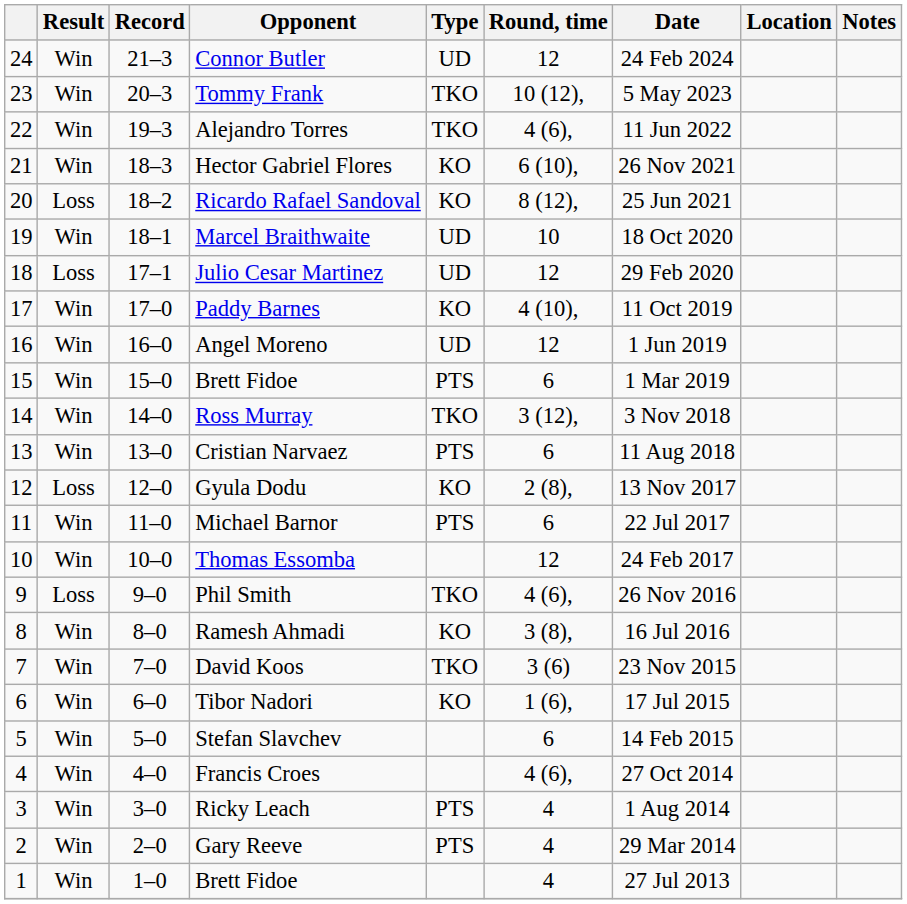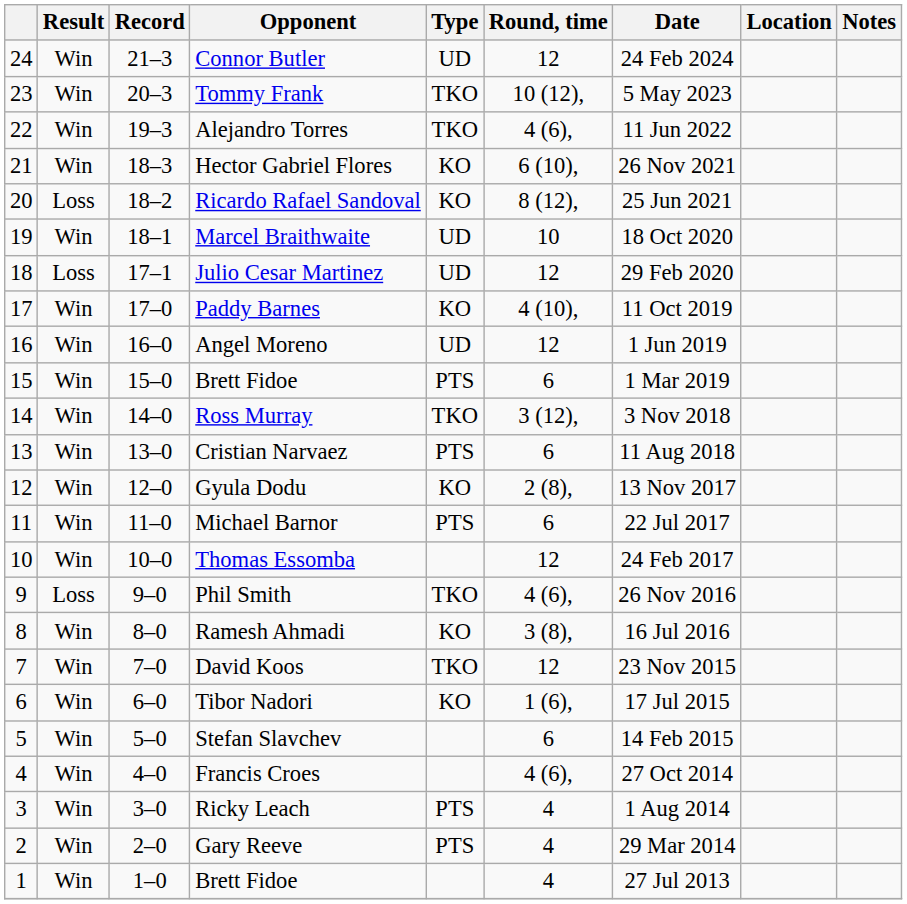(74, 487) Loss -> (74, 487) Win
(548, 666) 3 (6) -> (548, 666) 12
